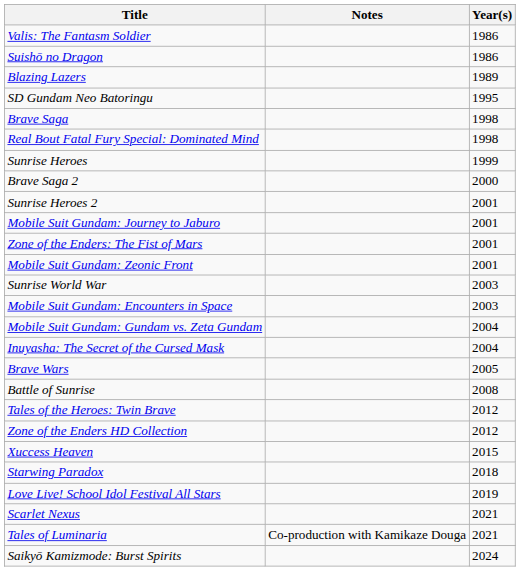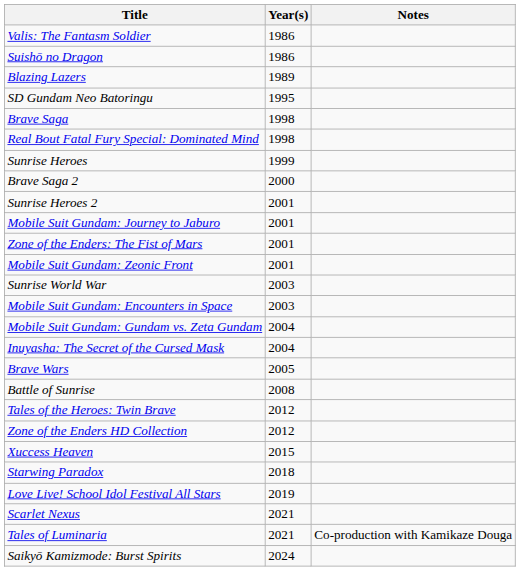columns swapped: (492, 14) <-> (367, 14)
